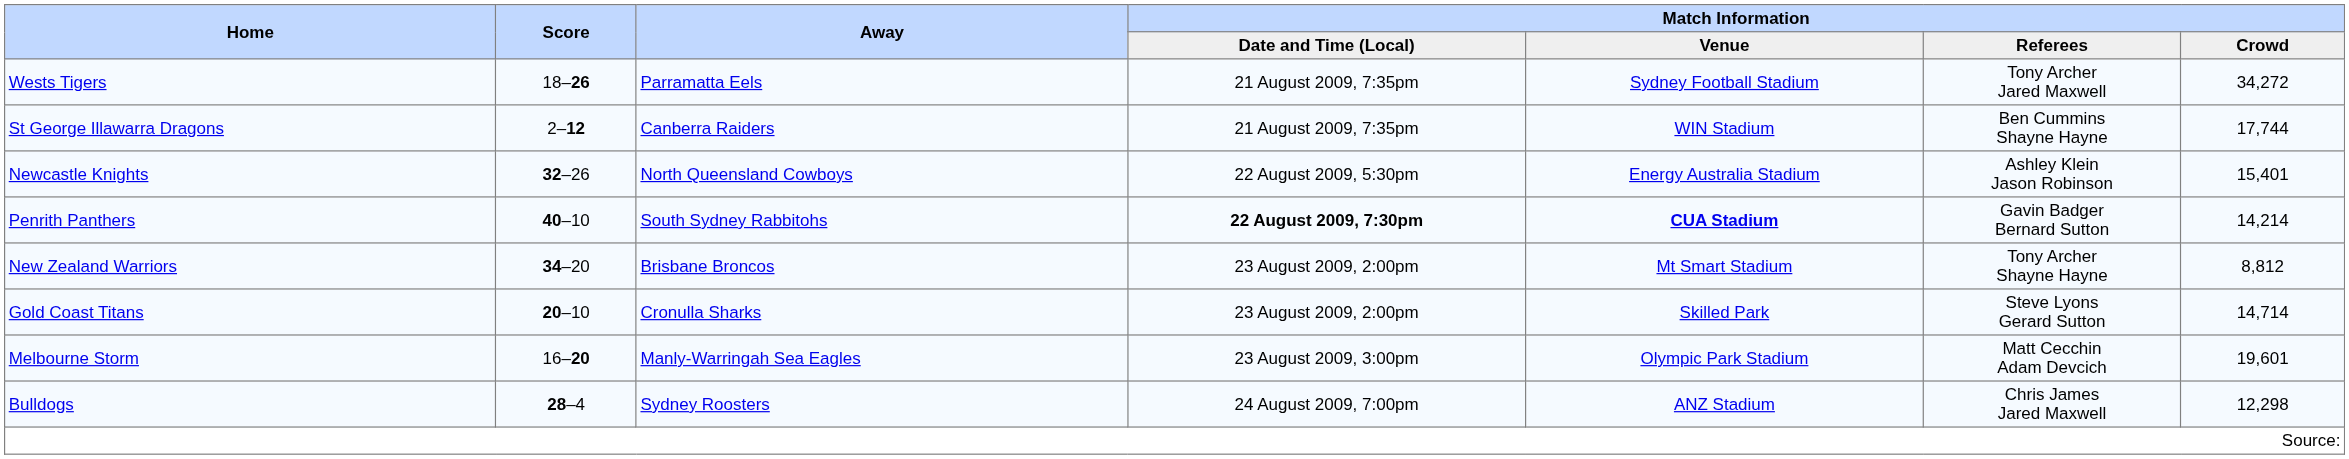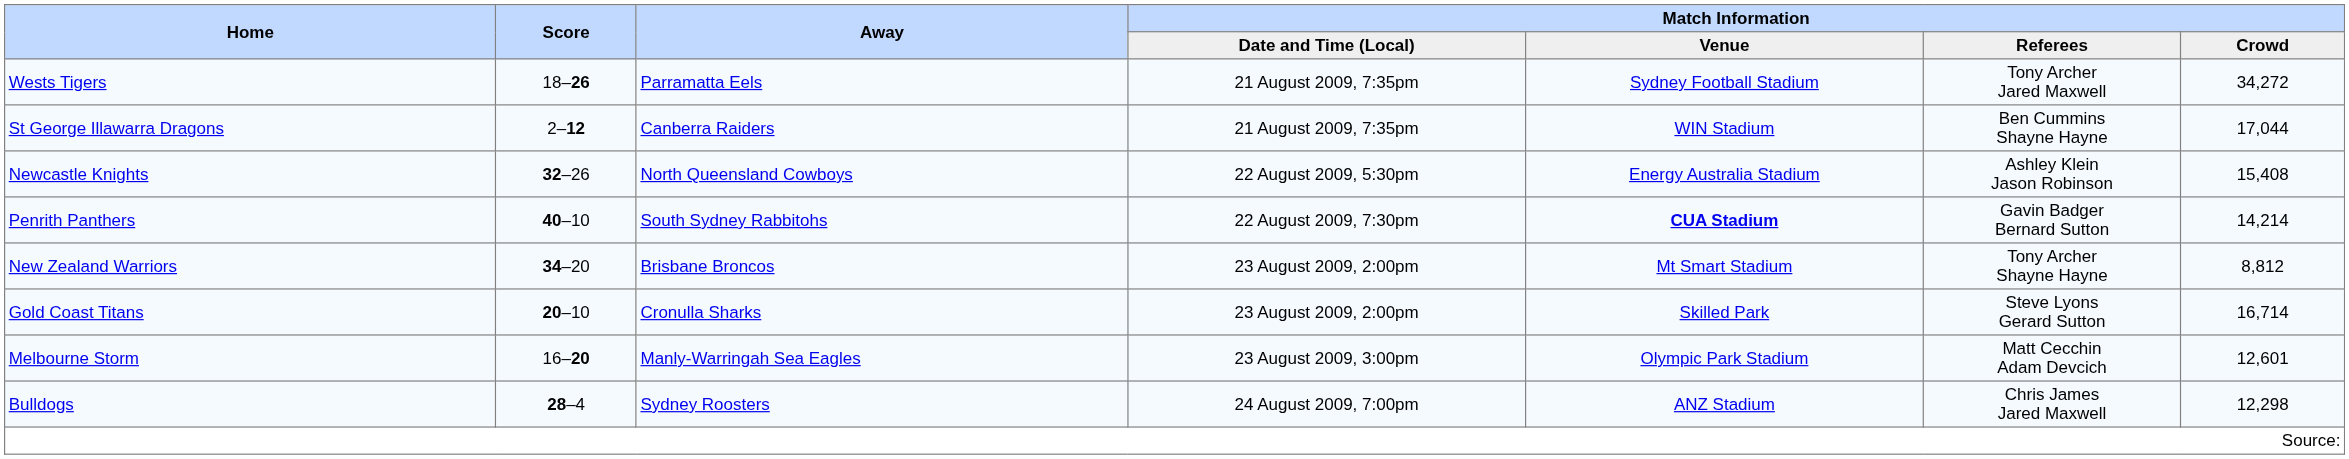(2263, 128) 17,744 -> (2263, 128) 17,044
(2263, 174) 15,401 -> (2263, 174) 15,408
(1327, 220) bold -> (1327, 220) normal
(2263, 312) 14,714 -> (2263, 312) 16,714
(2263, 358) 19,601 -> (2263, 358) 12,601
